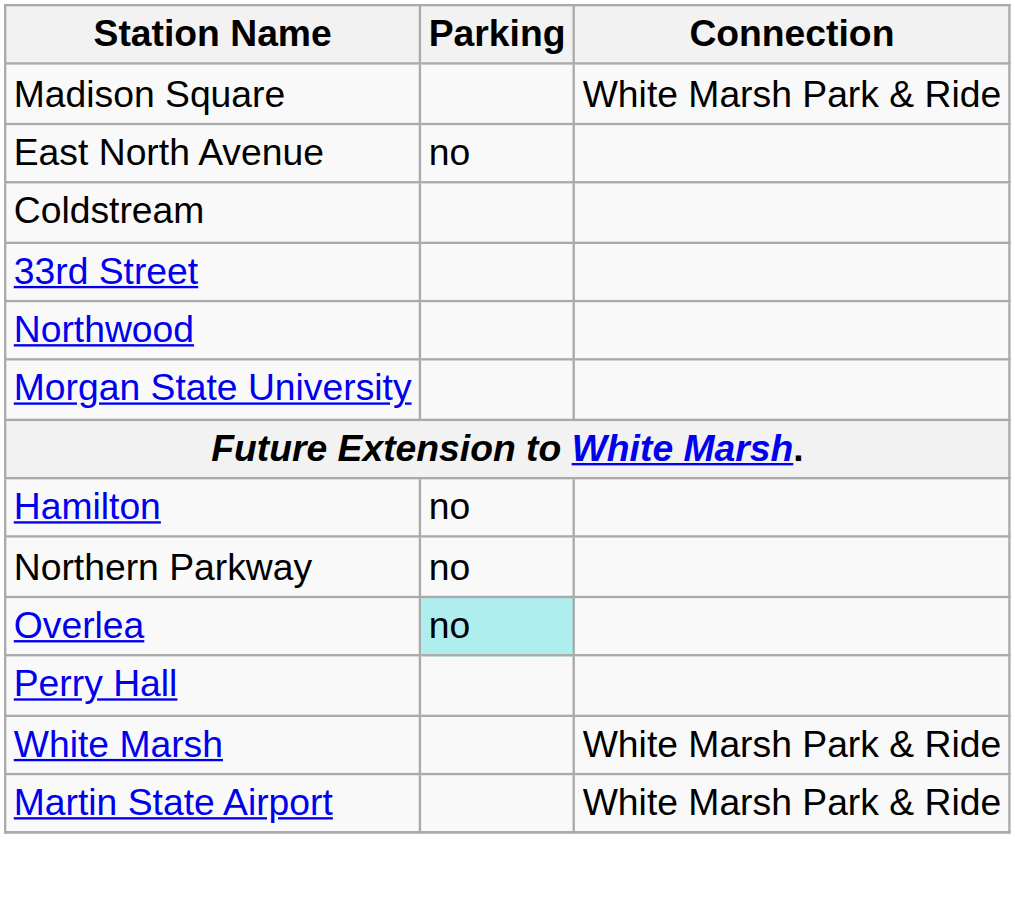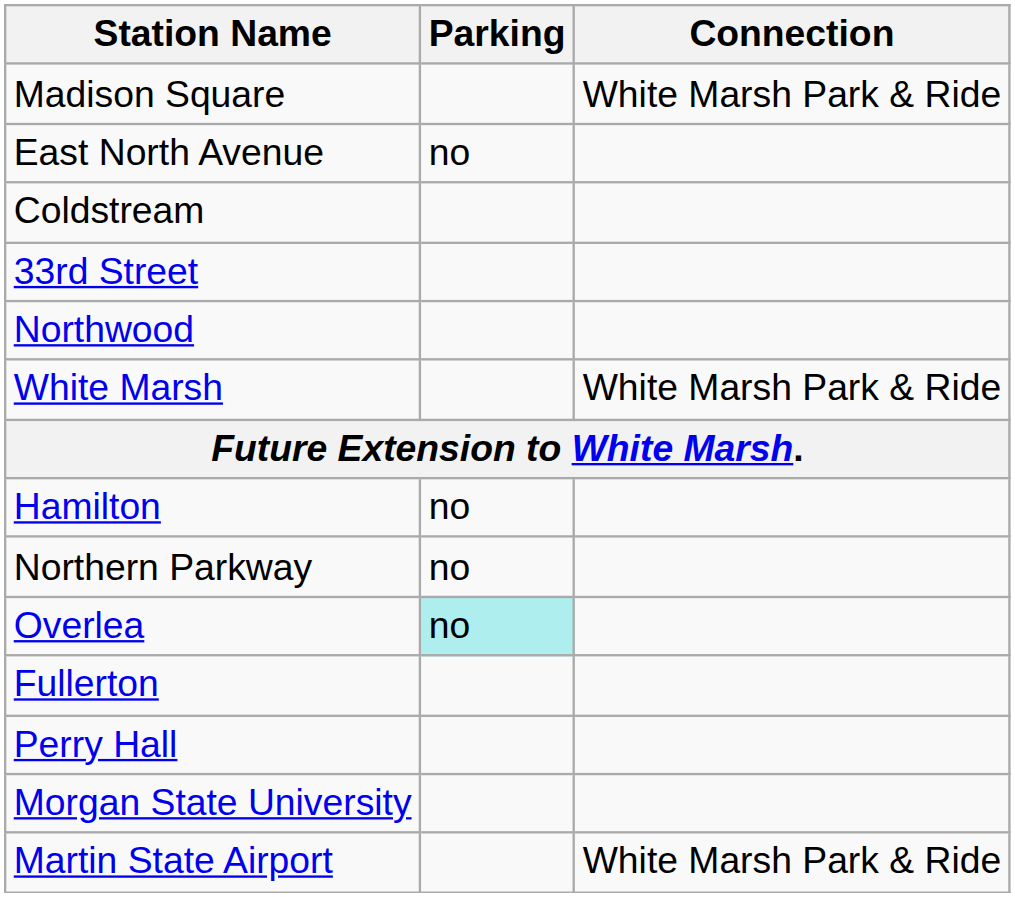rows swapped: (213, 388) <-> (118, 743)
+ row: (86, 684)
